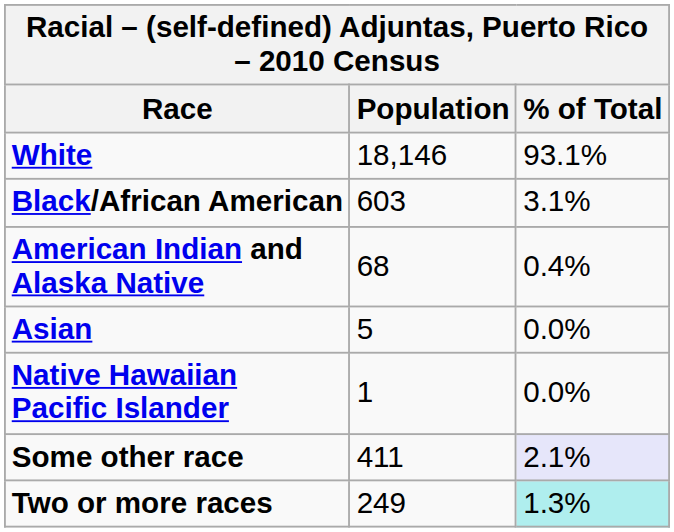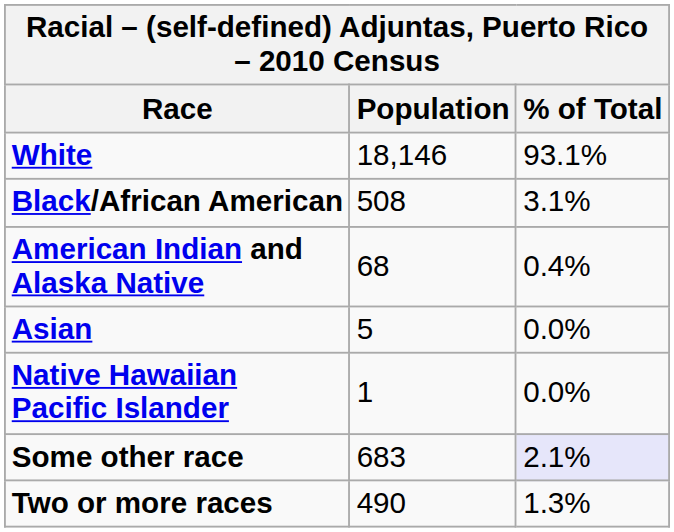(381, 202) 603 -> (381, 202) 508
(380, 456) 411 -> (381, 456) 683
(381, 503) 249 -> (381, 503) 490
(557, 503) paleturquoise background -> (557, 503) no background
